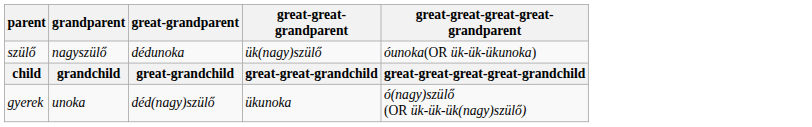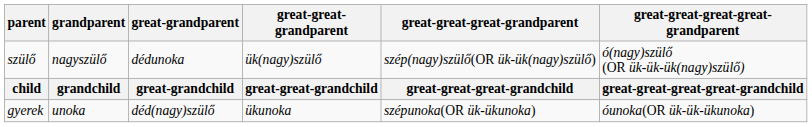+ column: (490, 22)
(460, 52) óunoka(OR ük-ük-ükunoka) -> (673, 59) ó(nagy)szülő (OR ük-ük-ük(nagy)szülő)
(455, 102) ó(nagy)szülő (OR ük-ük-ük(nagy)szülő) -> (678, 110) óunoka(OR ük-ük-ükunoka)
